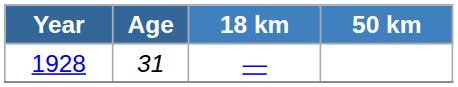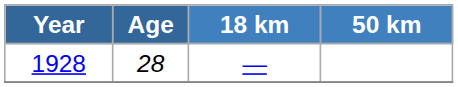(151, 63) 31 -> (151, 63) 28
